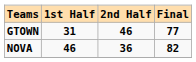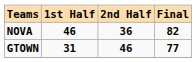rows swapped: (20, 49) <-> (23, 31)
